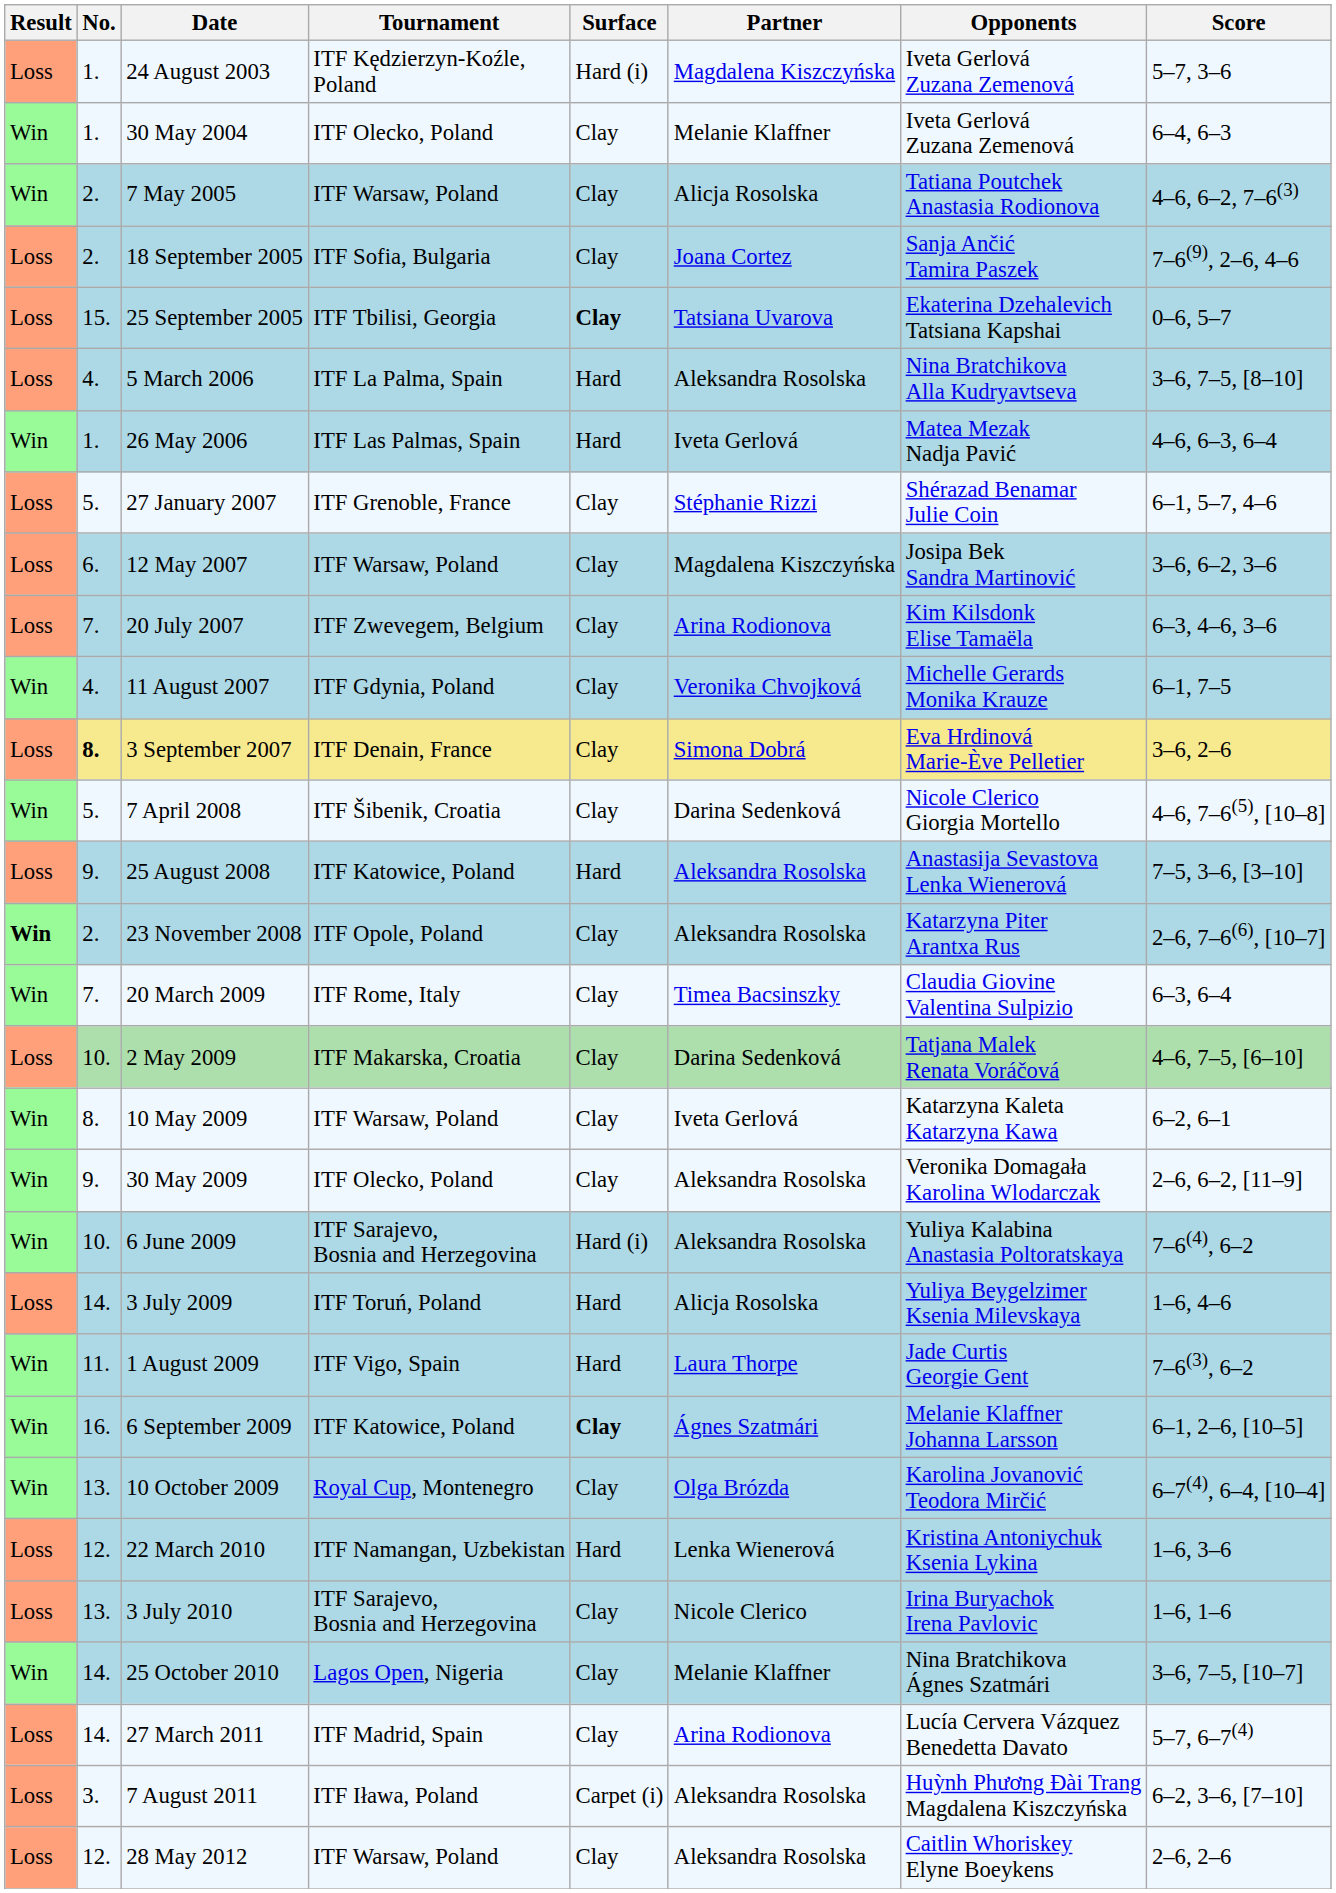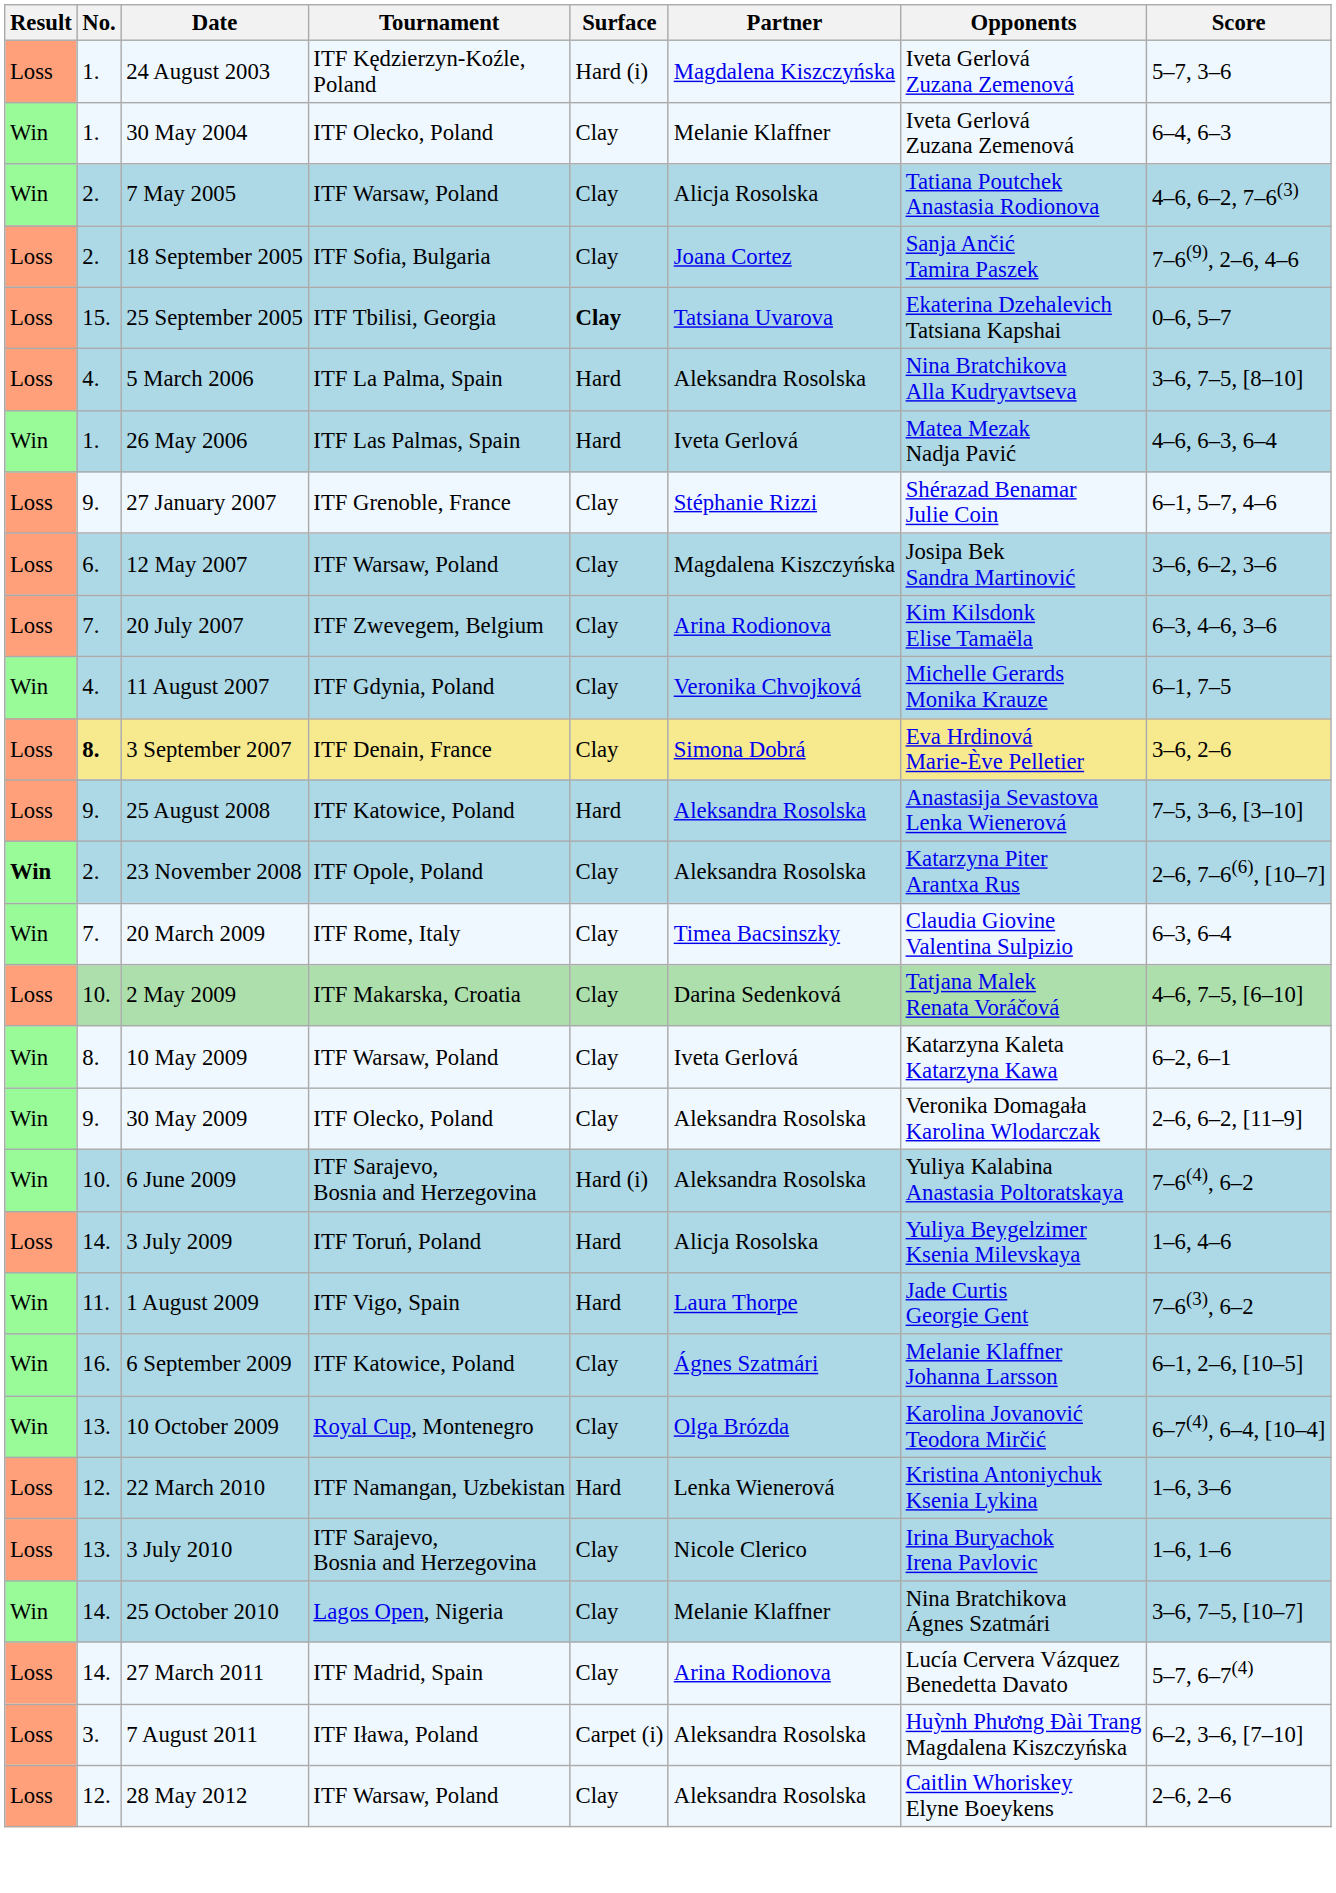(91, 502) 5. -> (91, 502) 9.
- row: (184, 810)
(598, 1426) bold -> (597, 1364) normal
